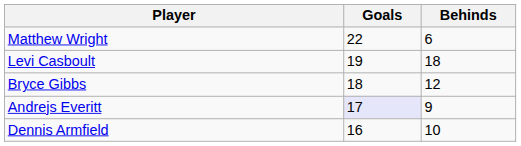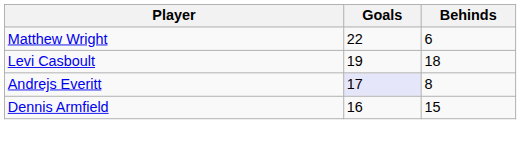- row: (47, 84)
(428, 107) 9 -> (428, 84) 8
(432, 130) 10 -> (432, 107) 15
